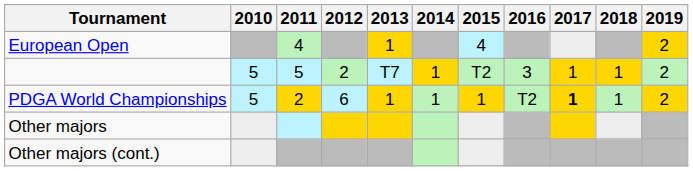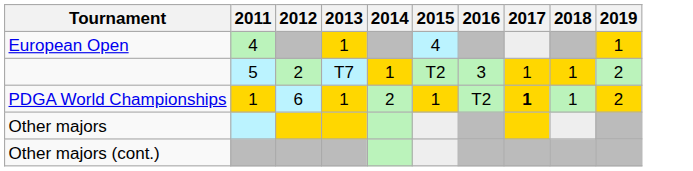- column: (253, 18)
(664, 45) 2 -> (619, 45) 1
(299, 99) 2 -> (253, 99) 1
(436, 99) 1 -> (390, 99) 2
